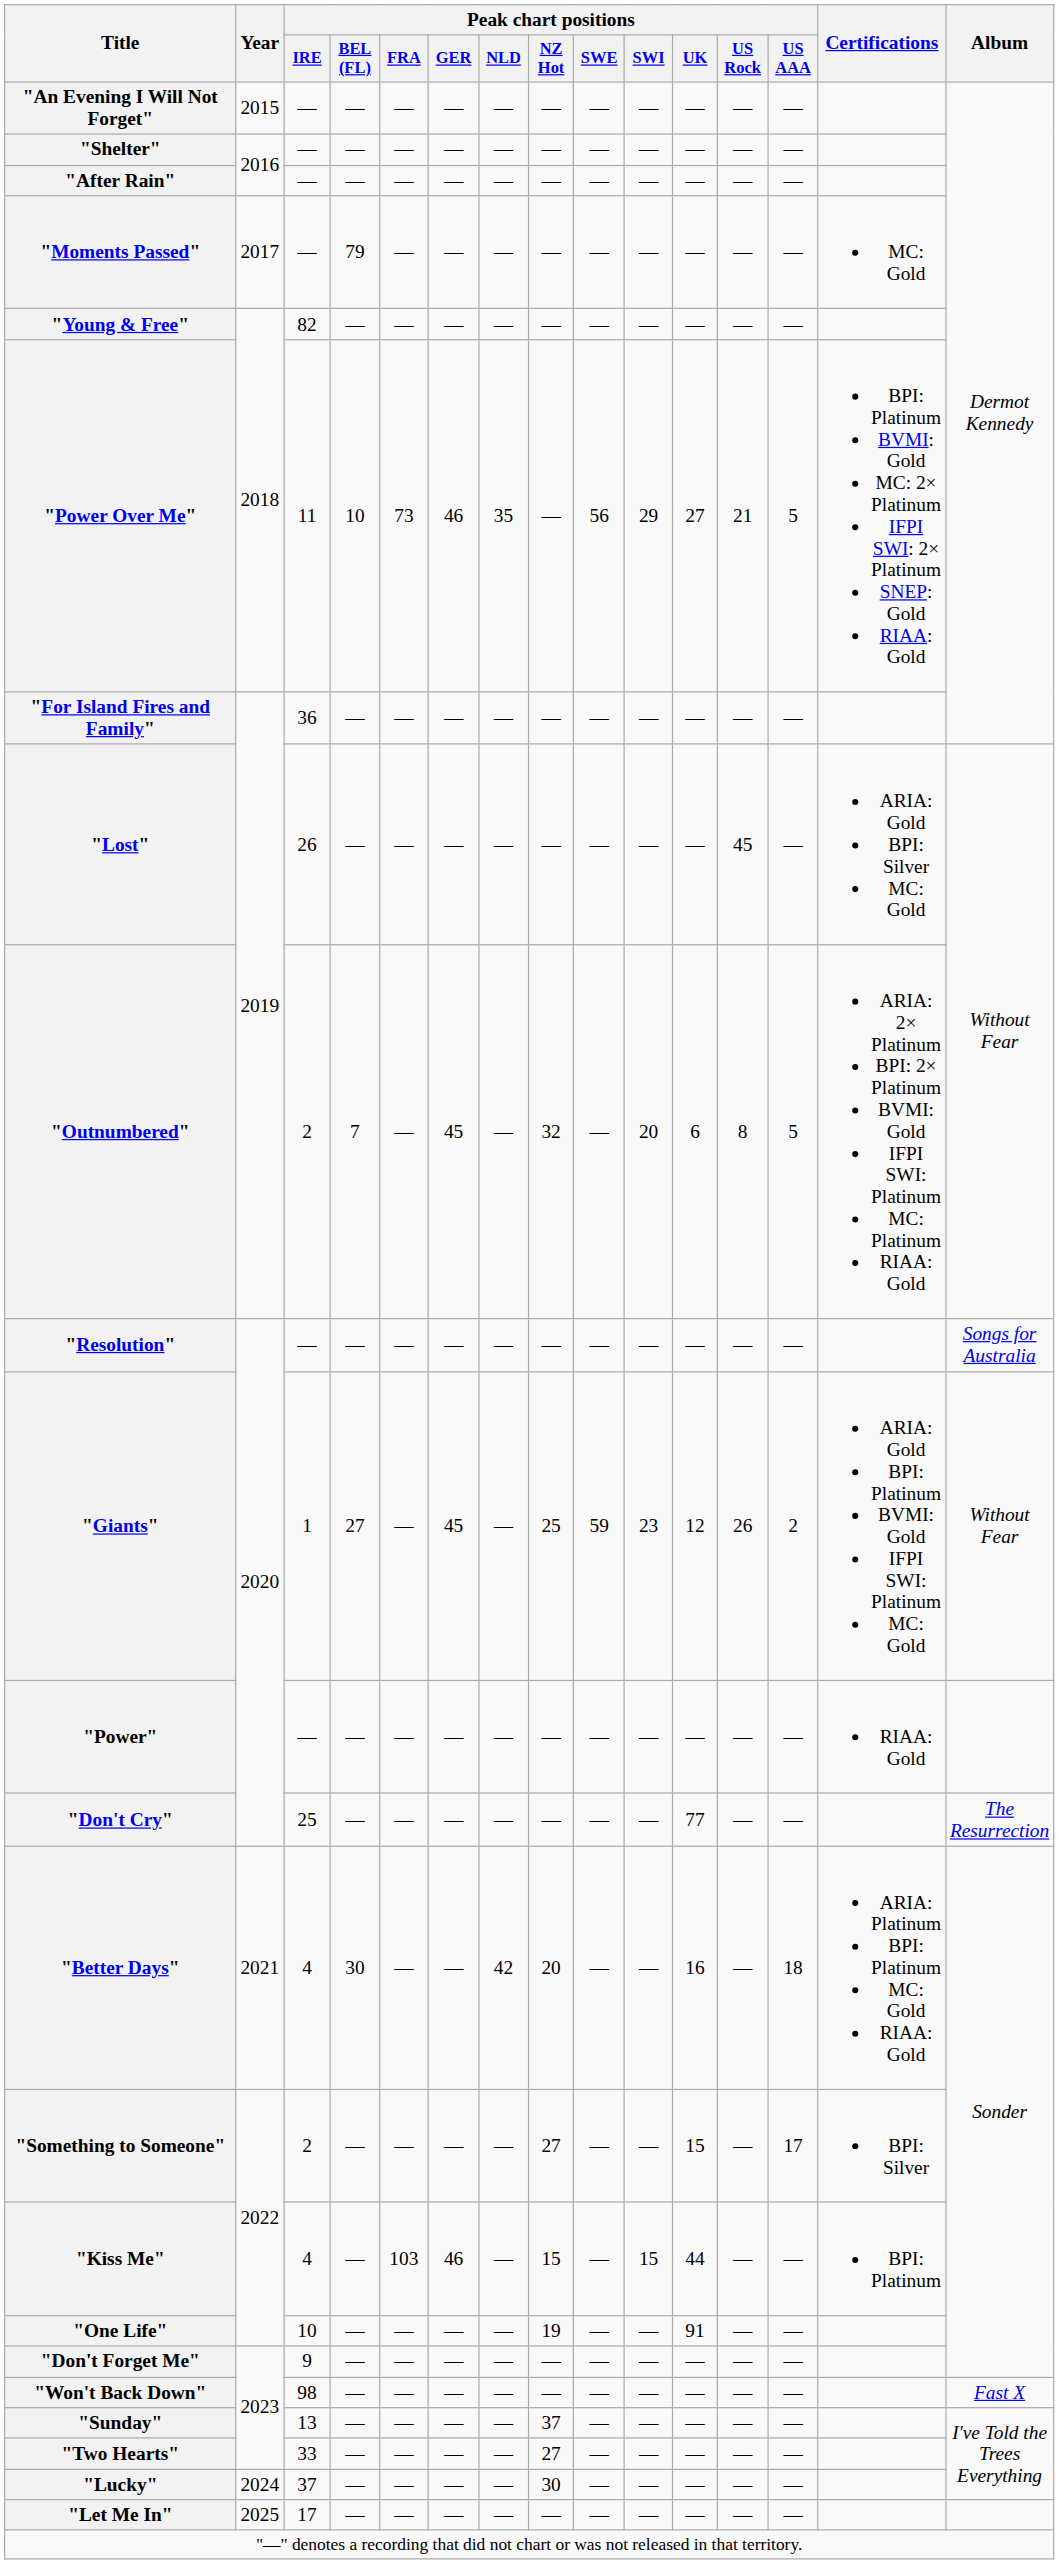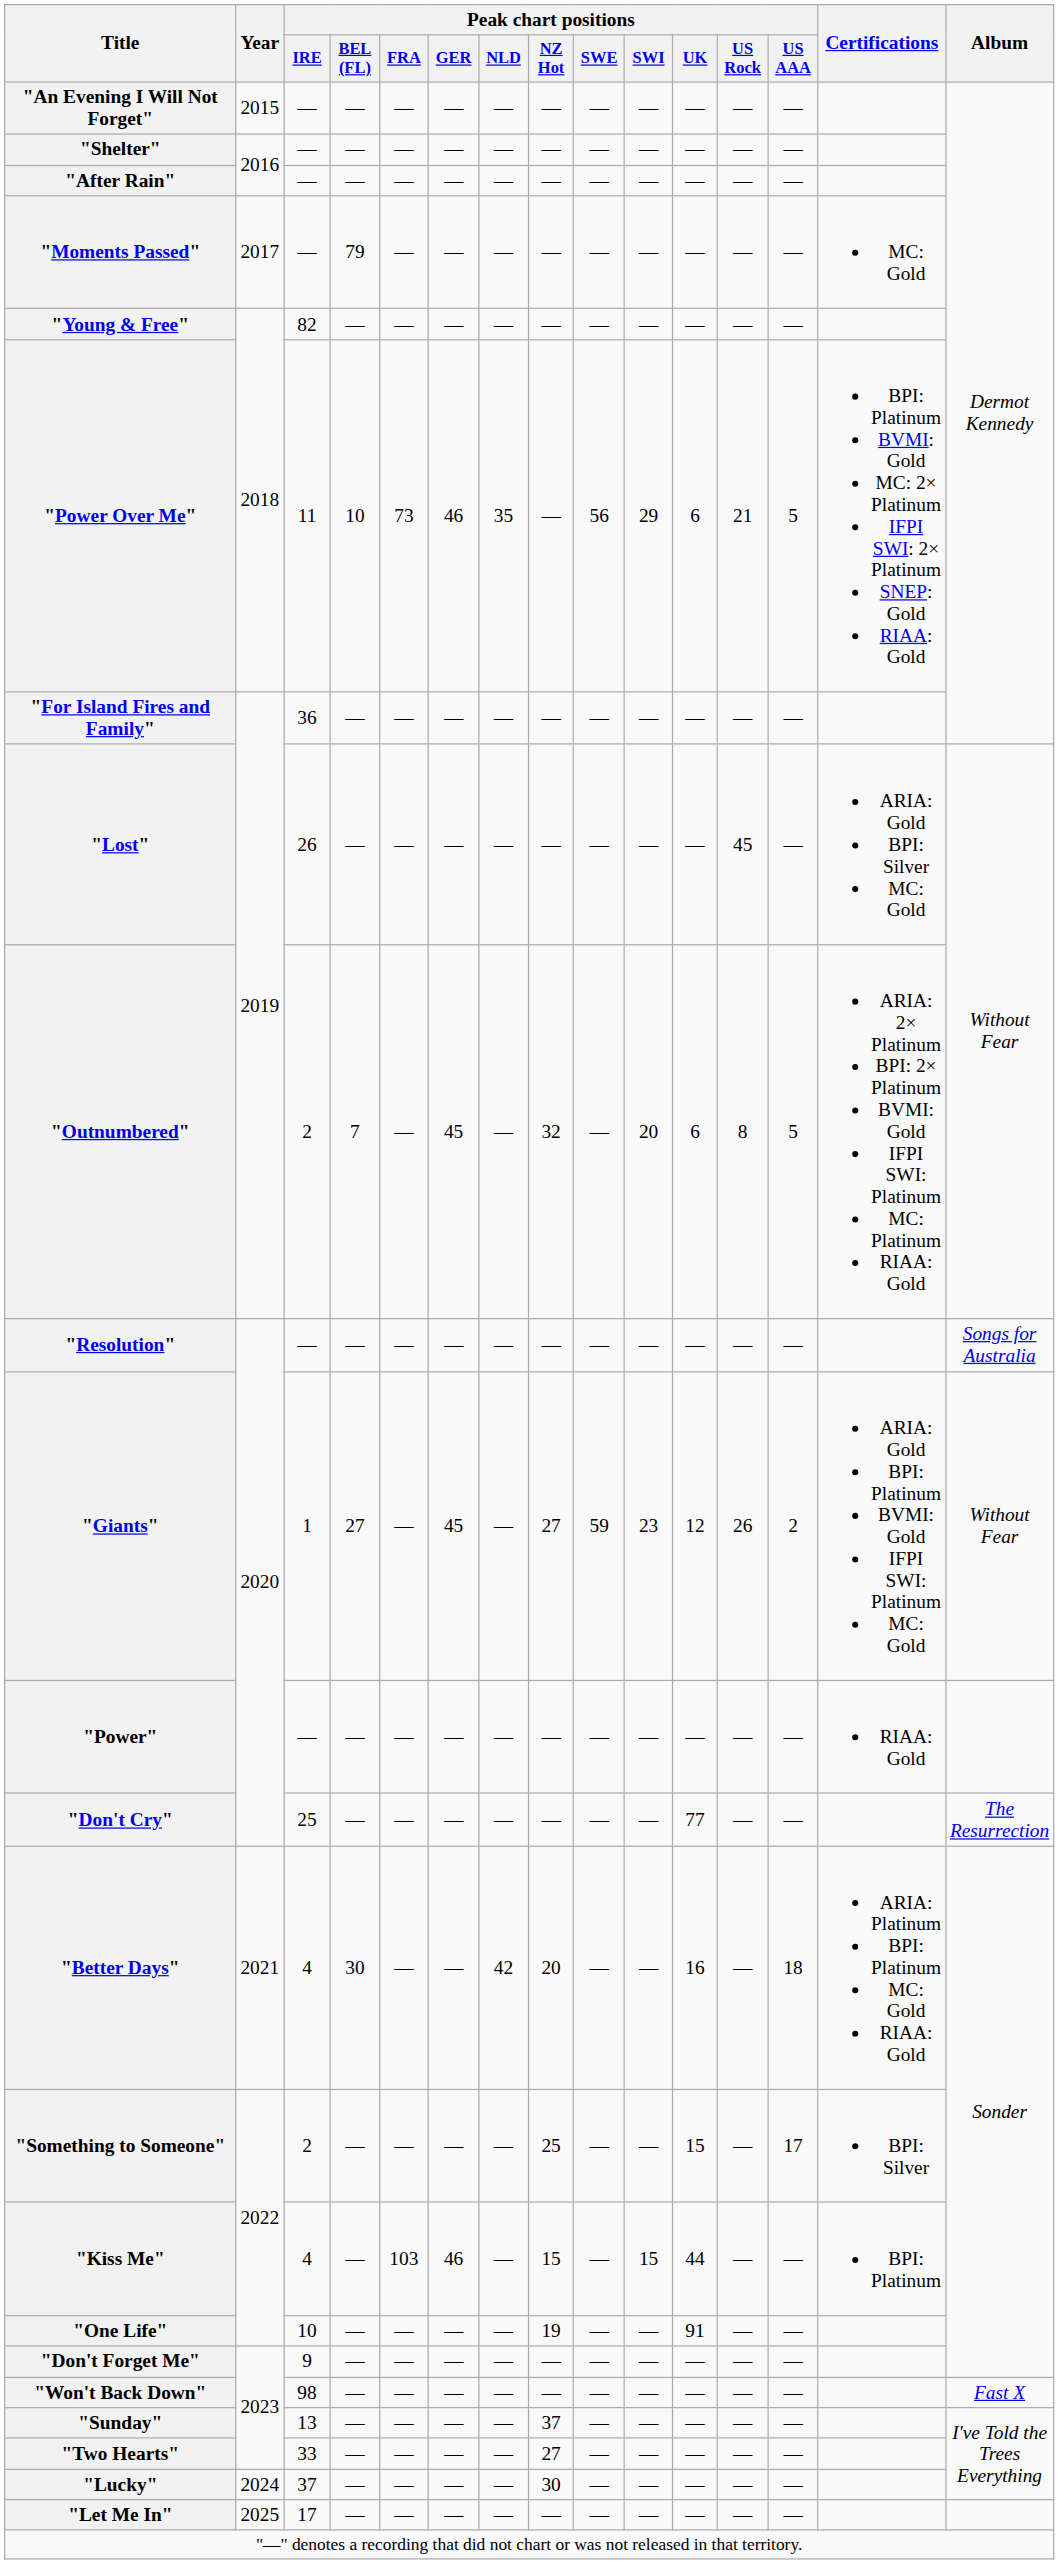(695, 515) 27 -> (695, 515) 6
(551, 1525) 25 -> (551, 1525) 27
(551, 2145) 27 -> (551, 2145) 25
